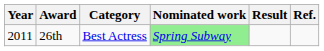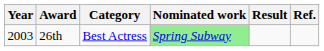(20, 35) 2011 -> (20, 35) 2003
